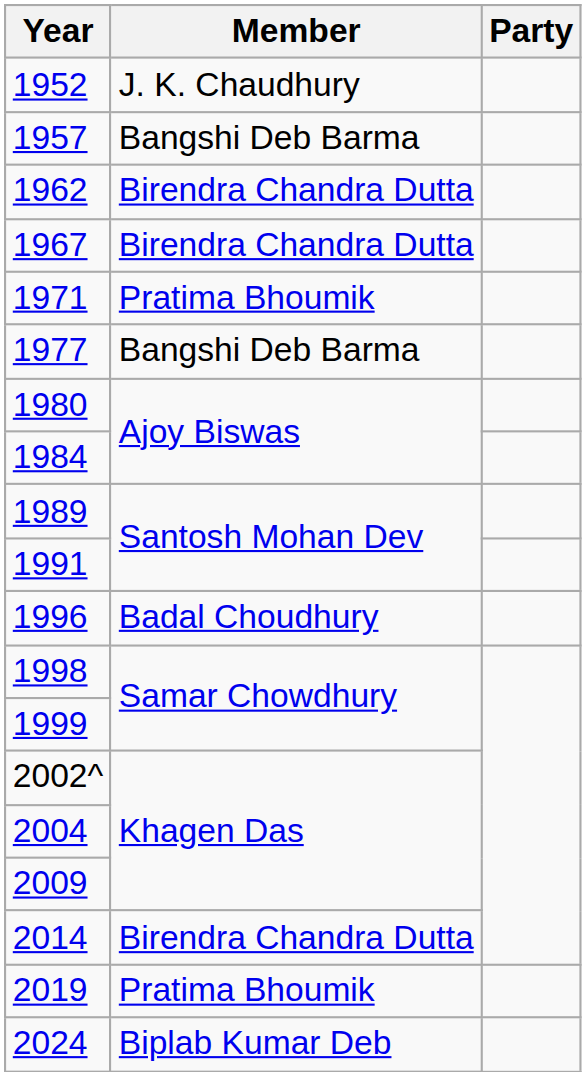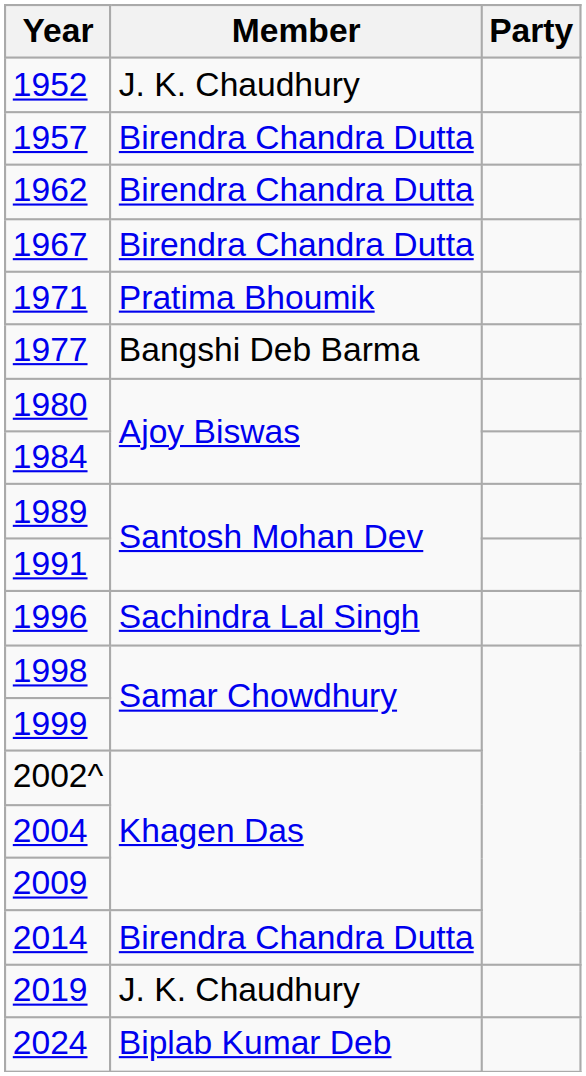(269, 137) Bangshi Deb Barma -> (296, 137) Birendra Chandra Dutta
(249, 617) Badal Choudhury -> (269, 617) Sachindra Lal Singh
(247, 990) Pratima Bhoumik -> (239, 990) J. K. Chaudhury
